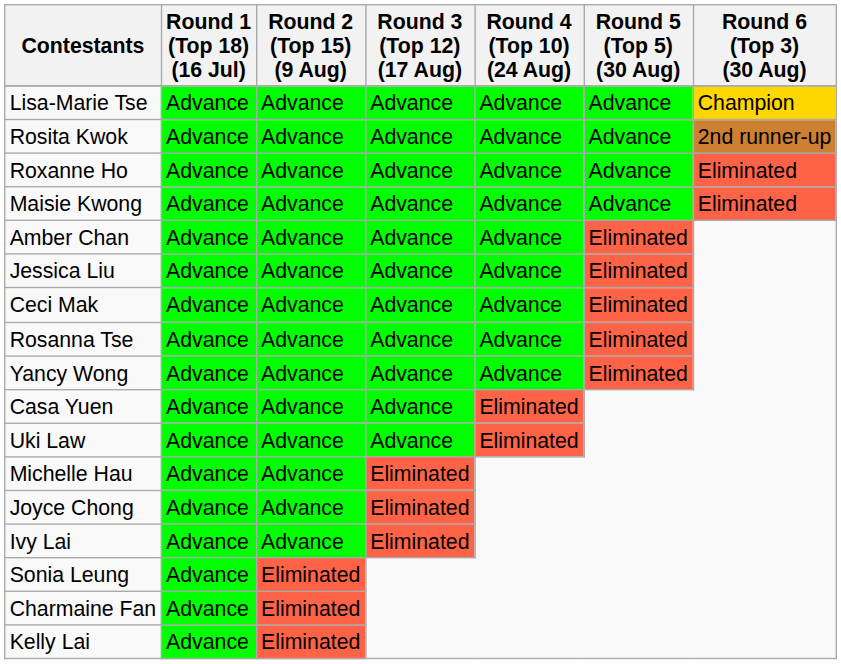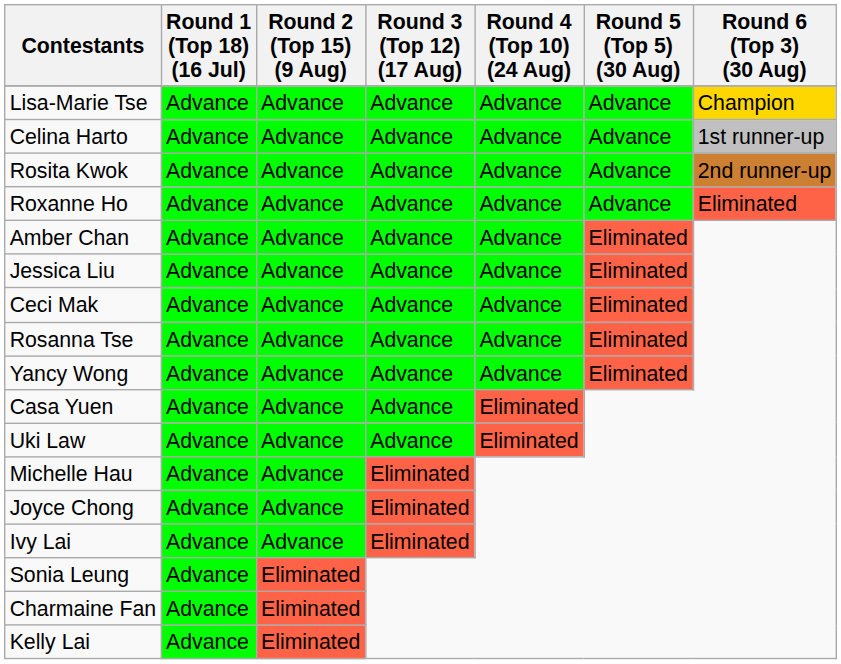+ row: (69, 137)
- row: (76, 204)
